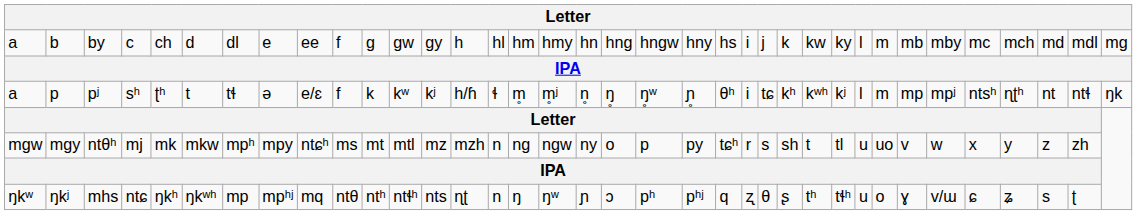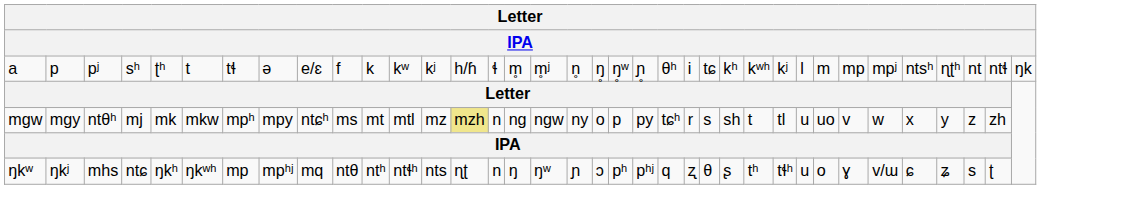- row: (54, 42)
(469, 145) no background -> (469, 119) khaki background
